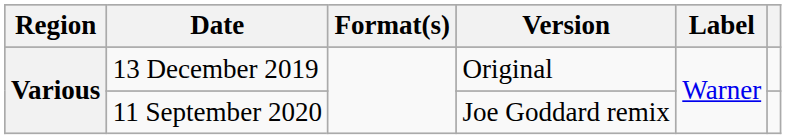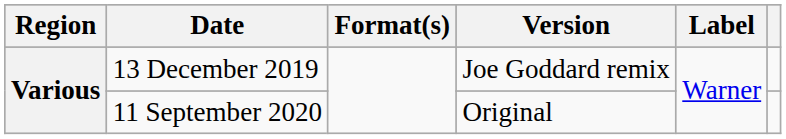(508, 68) Original -> (566, 68) Joe Goddard remix
(566, 111) Joe Goddard remix -> (508, 111) Original
